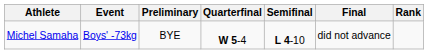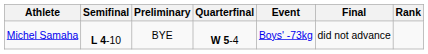columns swapped: (110, 13) <-> (290, 13)
